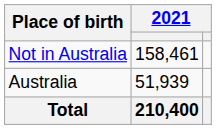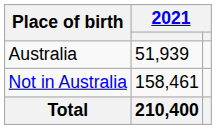rows swapped: (43, 82) <-> (68, 54)
